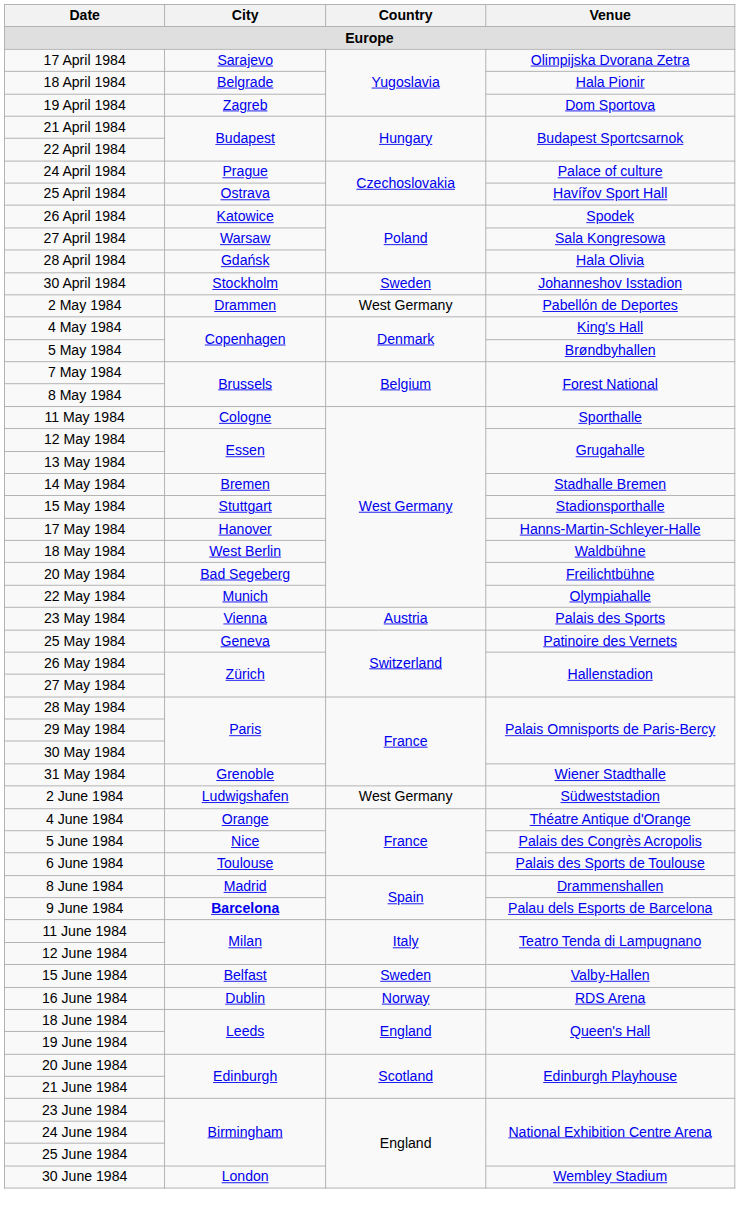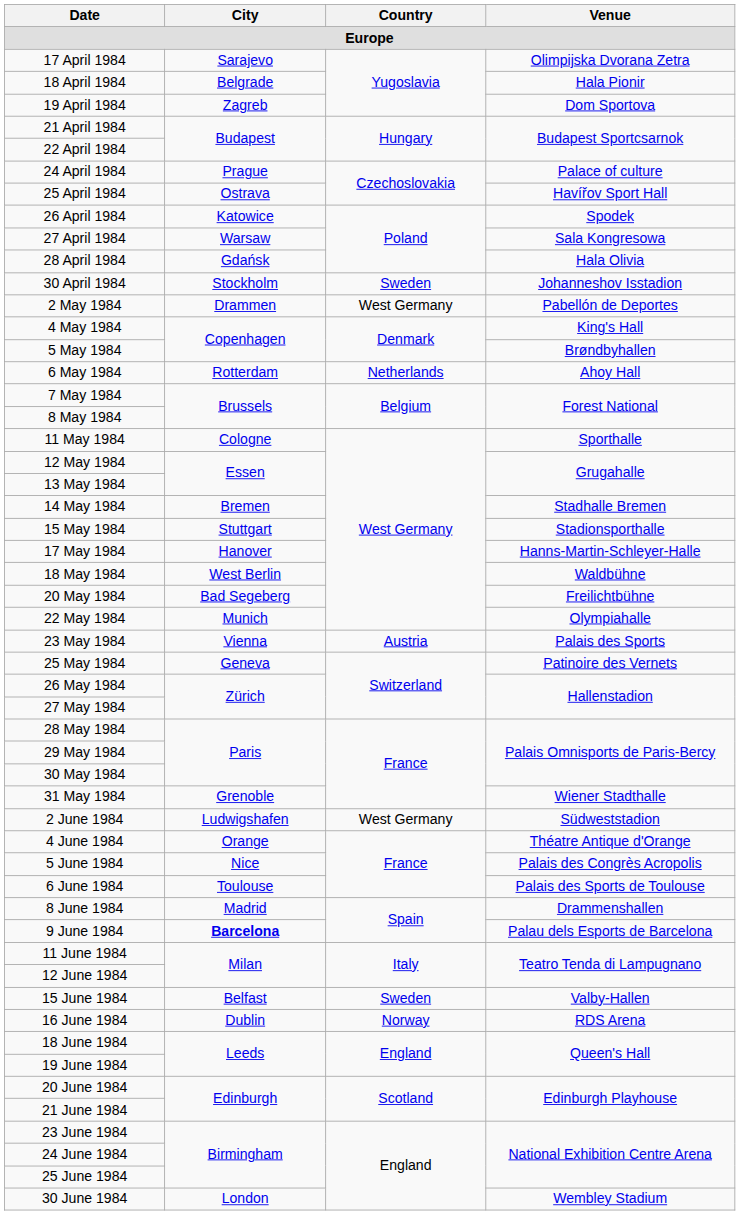+ row: (85, 372)
